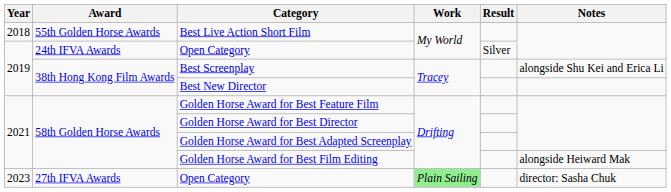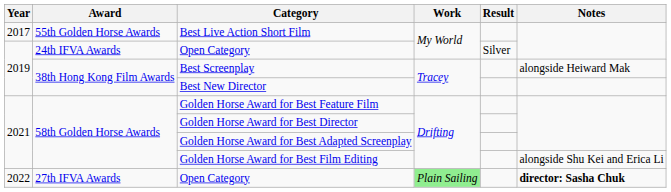(19, 31) 2018 -> (19, 31) 2017
(592, 68) alongside Shu Kei and Erica Li -> (575, 68) alongside Heiward Mak
(575, 159) alongside Heiward Mak -> (592, 159) alongside Shu Kei and Erica Li
(19, 178) 2023 -> (19, 178) 2022
(568, 178) normal -> (572, 178) bold
